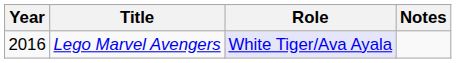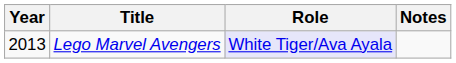(27, 44) 2016 -> (27, 44) 2013
